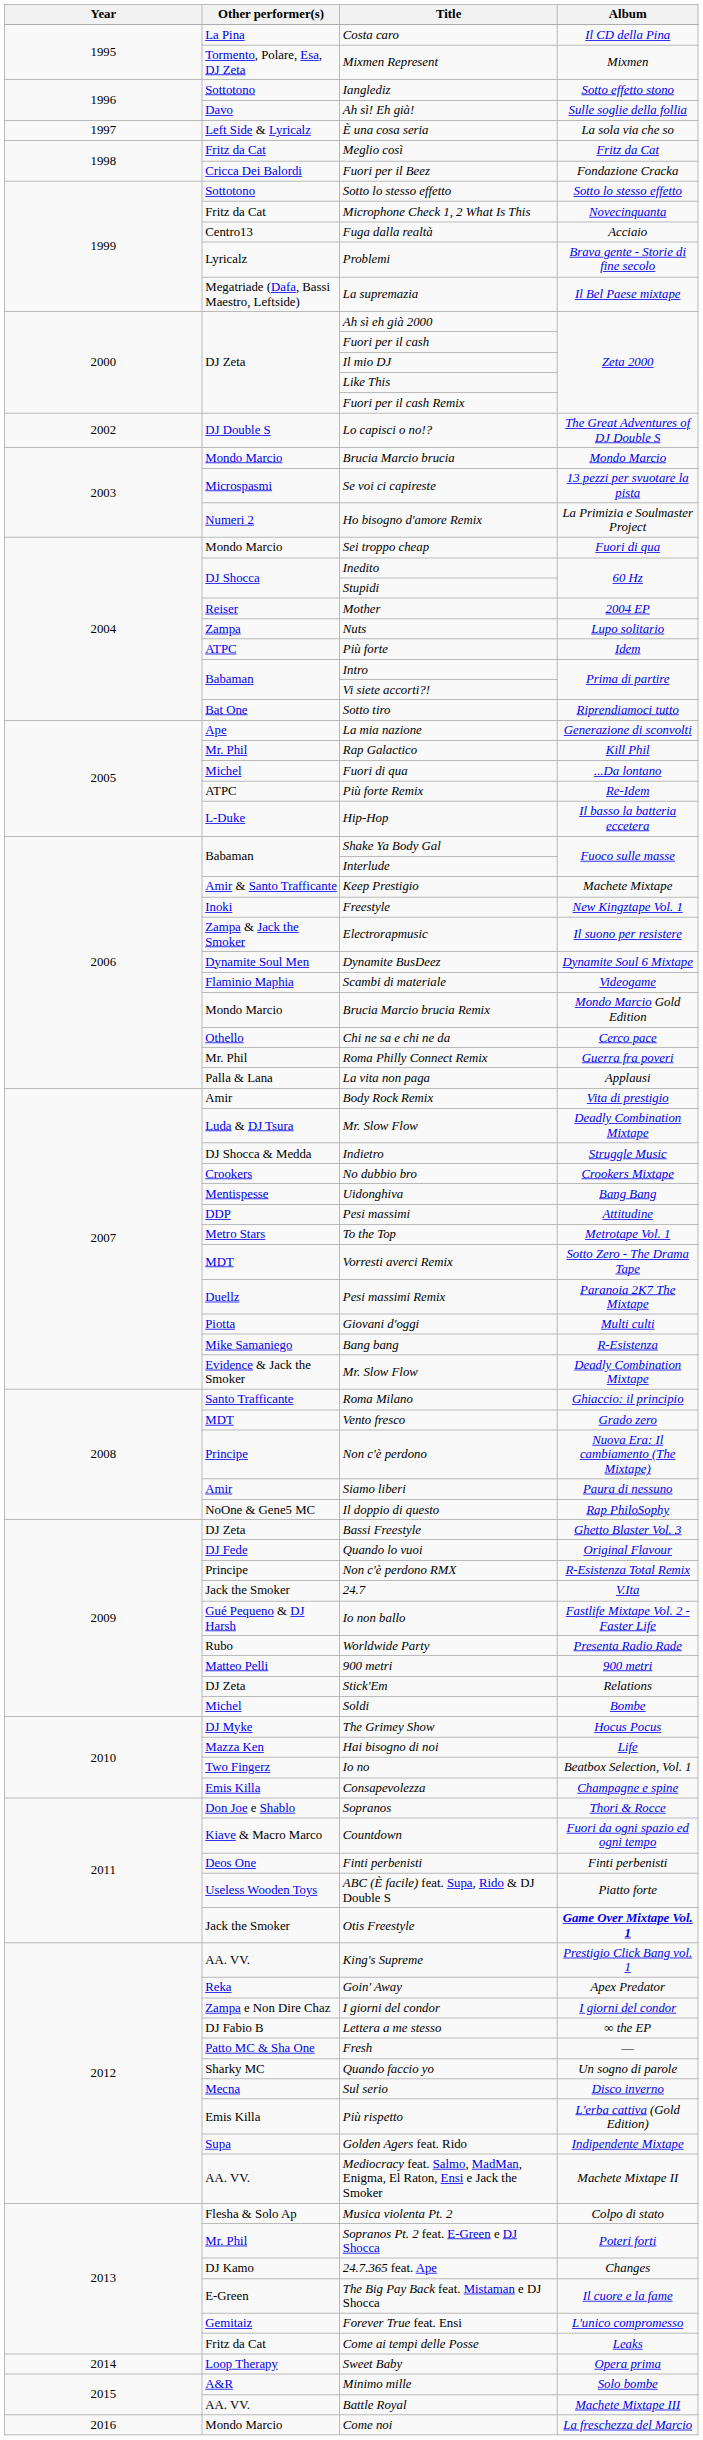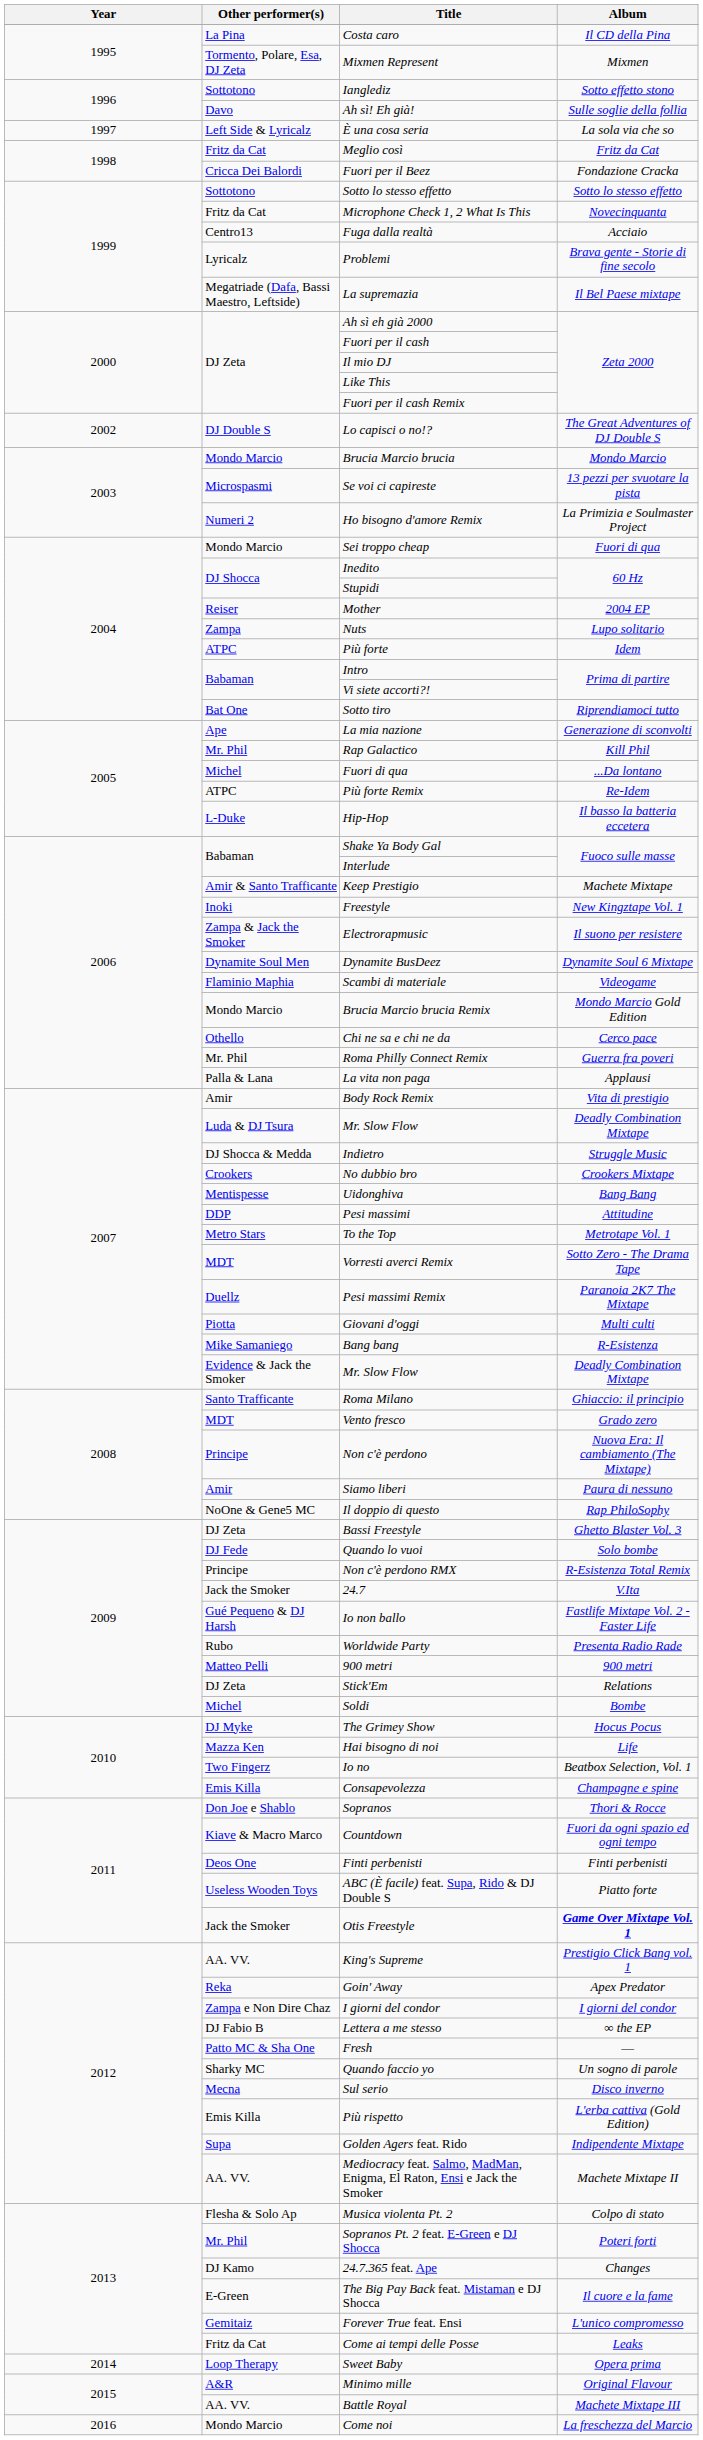(628, 1550) Original Flavour -> (628, 1550) Solo bombe
(628, 2384) Solo bombe -> (628, 2384) Original Flavour
